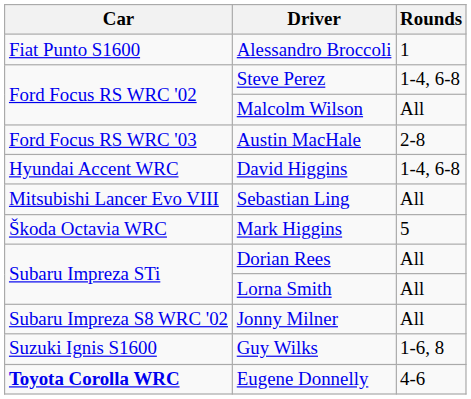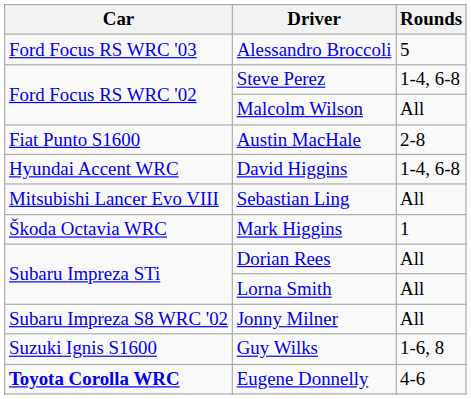(75, 49) Fiat Punto S1600 -> (103, 49) Ford Focus RS WRC '03
(405, 49) 1 -> (405, 49) 5
(103, 139) Ford Focus RS WRC '03 -> (75, 139) Fiat Punto S1600
(405, 229) 5 -> (405, 229) 1
